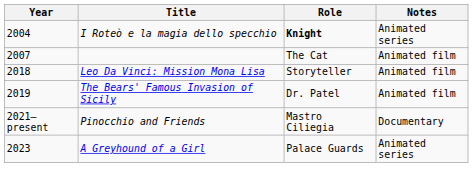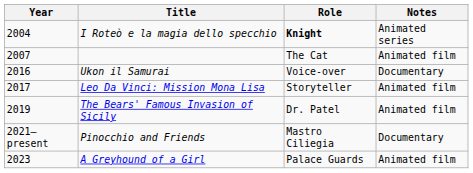+ row: (125, 72)
(19, 72) 2018 -> (19, 88) 2017
(402, 149) Animated series -> (417, 159) Animated film
